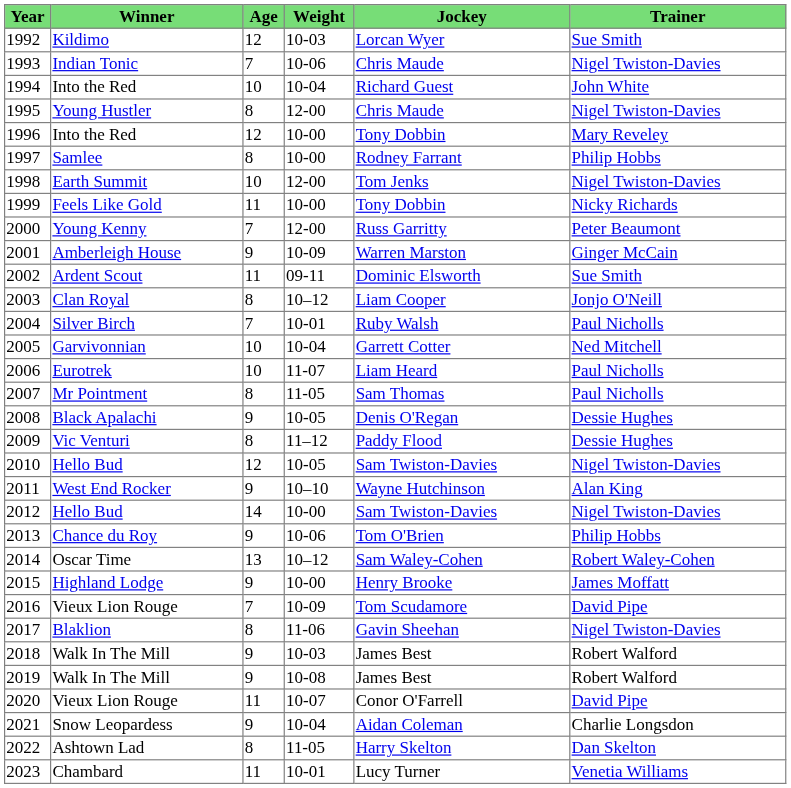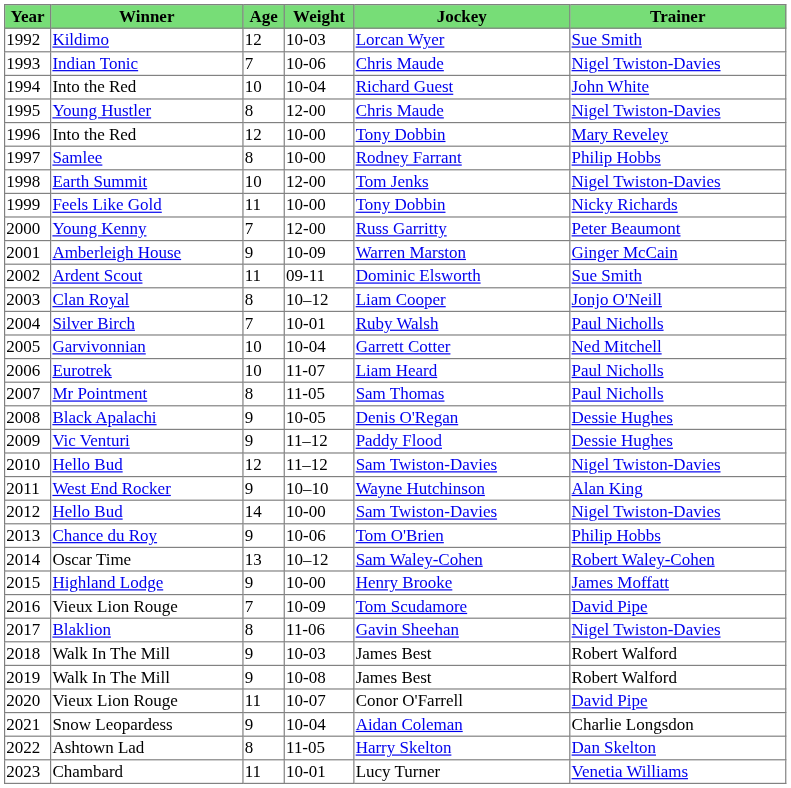(249, 441) 8 -> (249, 441) 9
(306, 464) 10-05 -> (307, 464) 11–12
